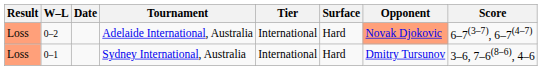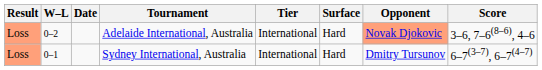(491, 33) 6–7(3–7), 6–7(4–7) -> (493, 33) 3–6, 7–6(8–6), 4–6
(493, 54) 3–6, 7–6(8–6), 4–6 -> (491, 54) 6–7(3–7), 6–7(4–7)
